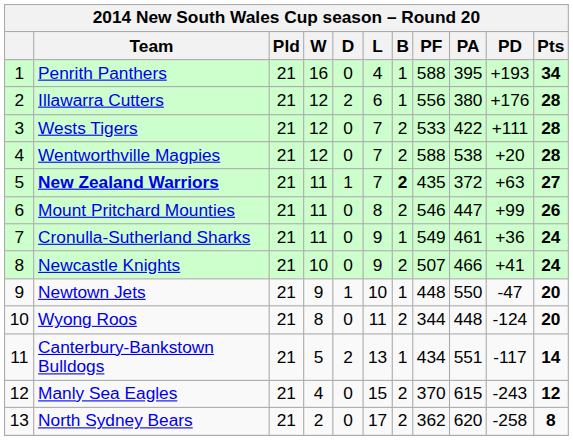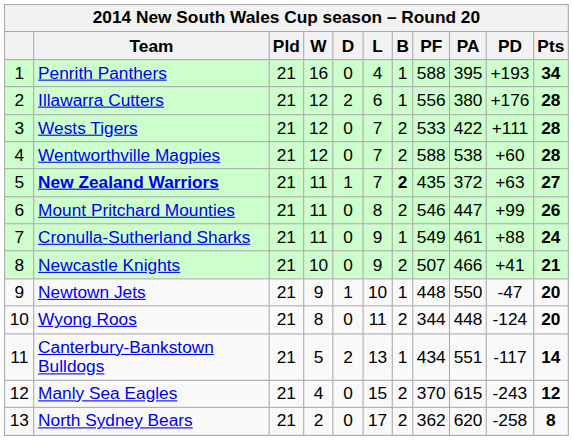(510, 155) +20 -> (510, 155) +60
(510, 237) +36 -> (510, 237) +88
(551, 264) 24 -> (551, 264) 21
